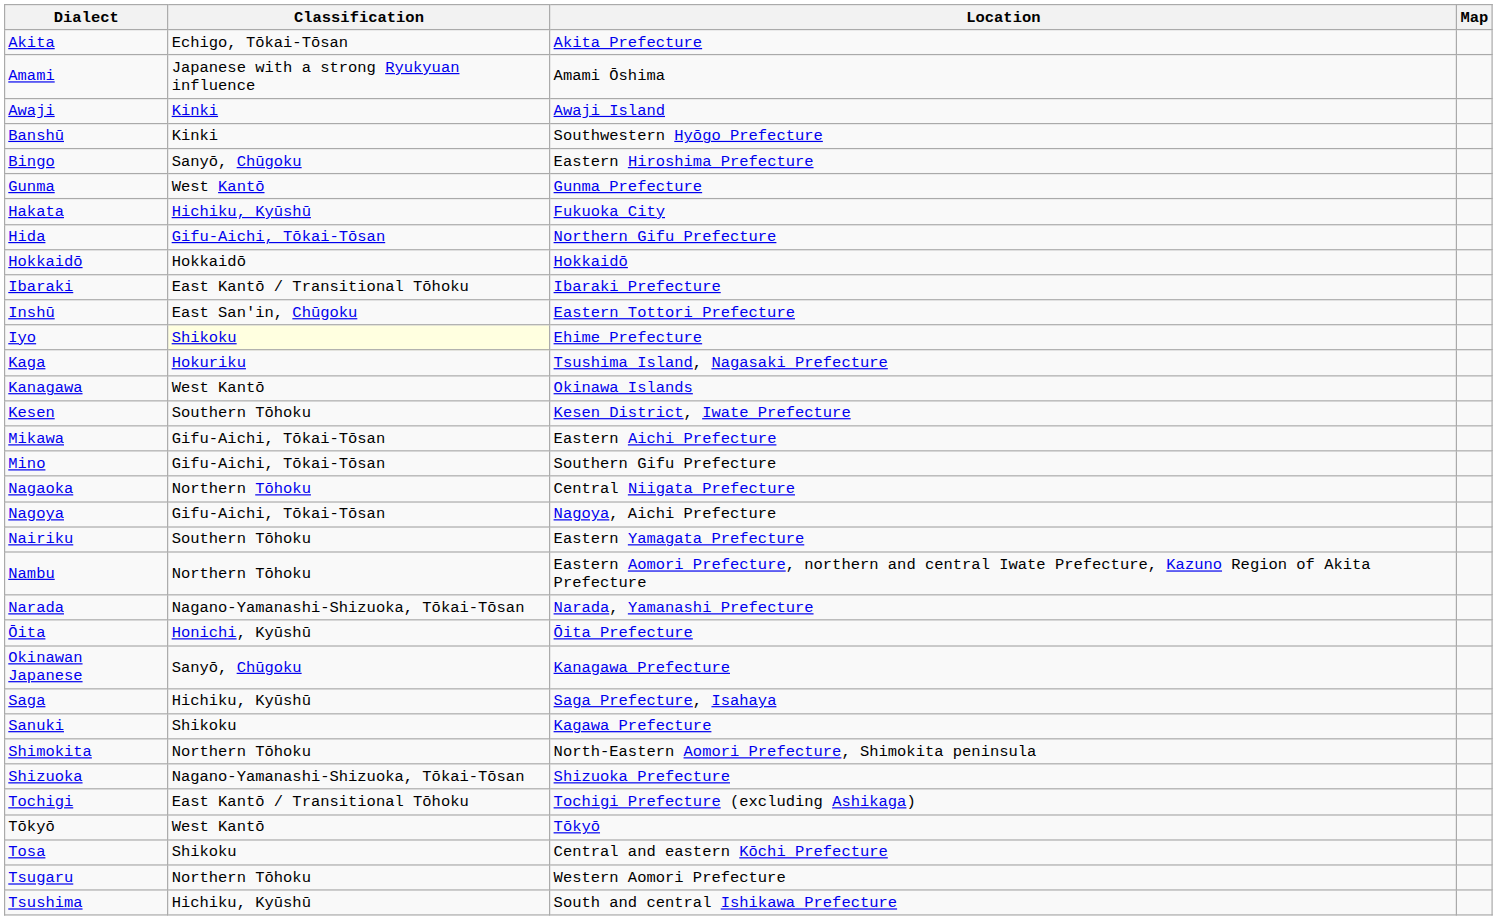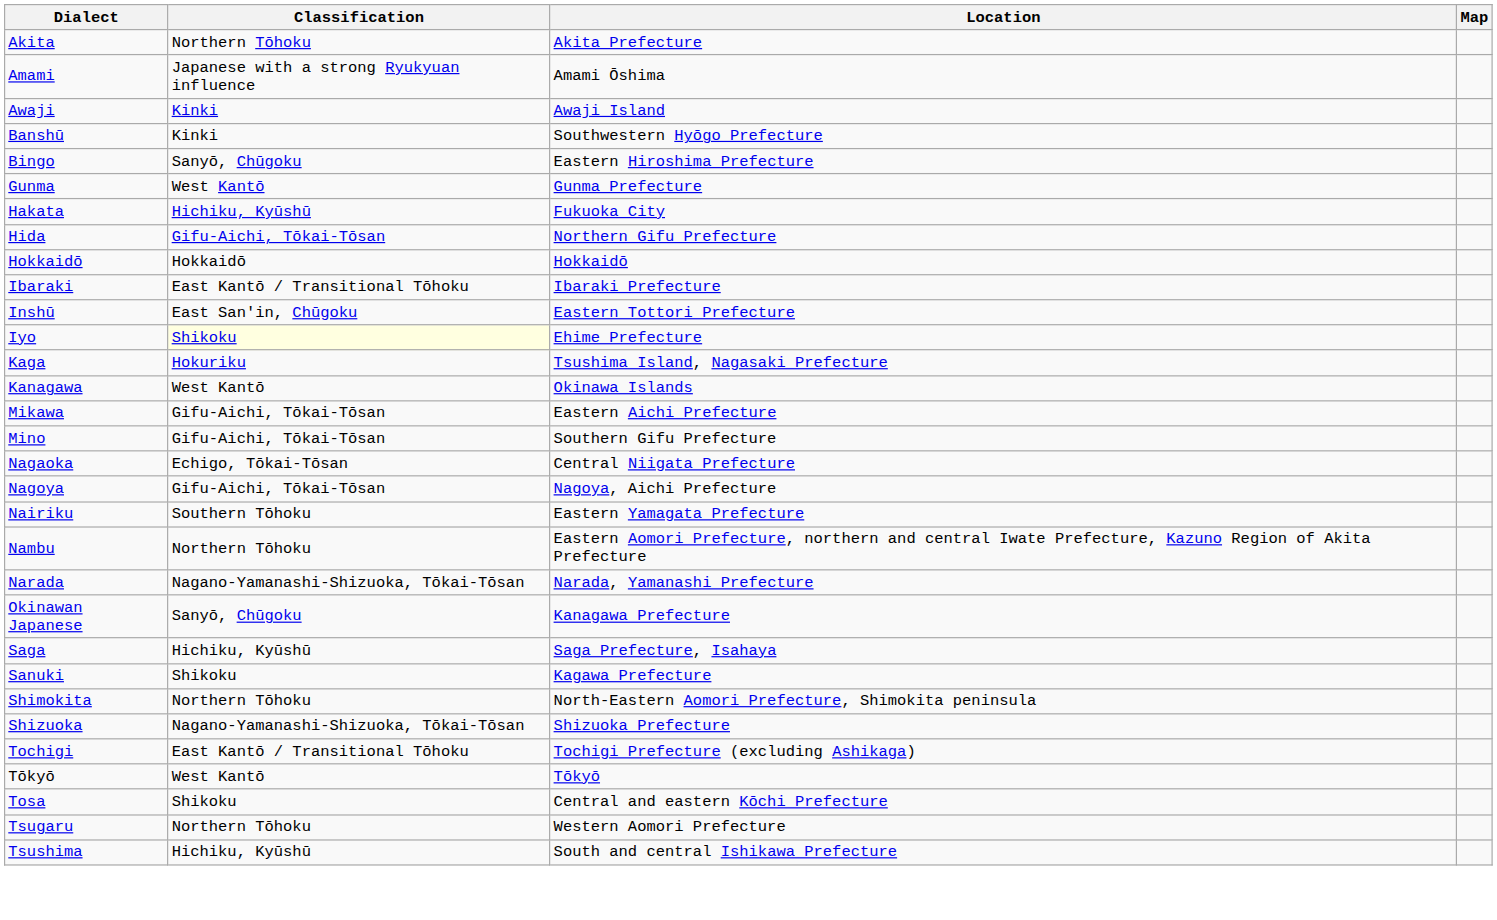(260, 42) Echigo, Tōkai-Tōsan -> (241, 42) Northern Tōhoku
- row: (31, 413)
(241, 489) Northern Tōhoku -> (260, 464) Echigo, Tōkai-Tōsan
- row: (27, 633)
